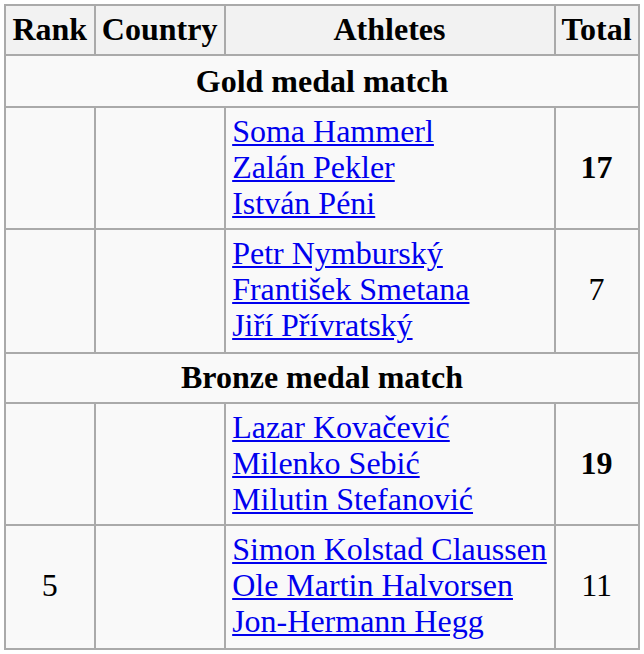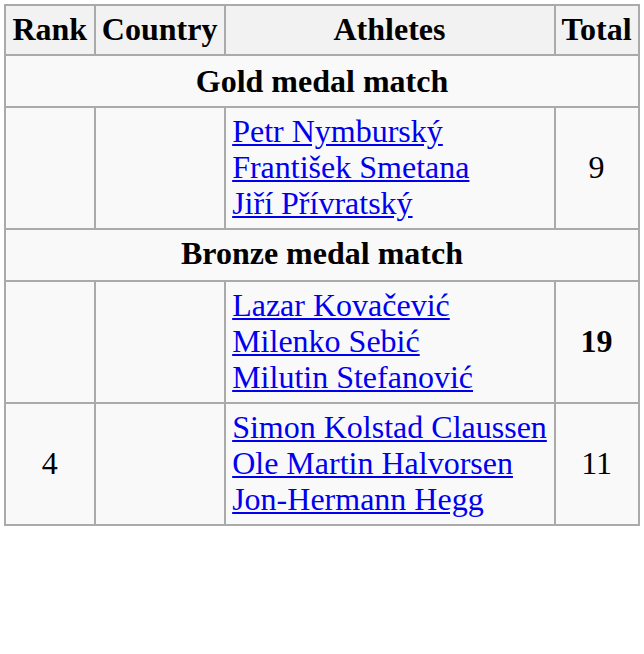- row: (333, 167)
(597, 290) 7 -> (597, 167) 9
(50, 586) 5 -> (50, 463) 4
